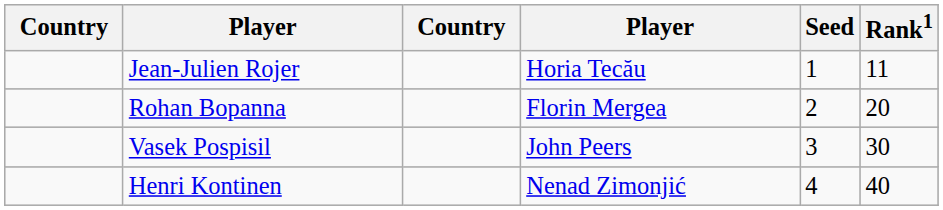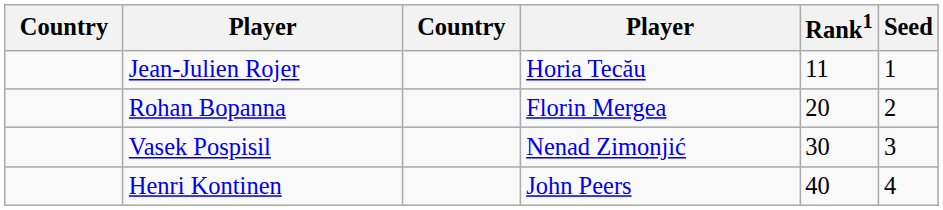columns swapped: (899, 27) <-> (830, 27)
(579, 147) John Peers -> (606, 147) Nenad Zimonjić
(606, 185) Nenad Zimonjić -> (579, 185) John Peers
